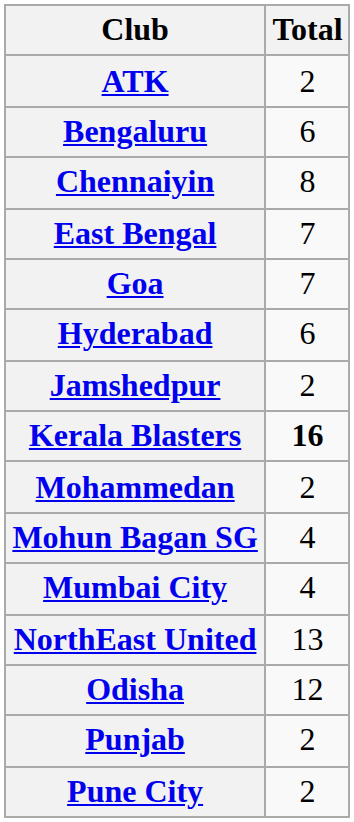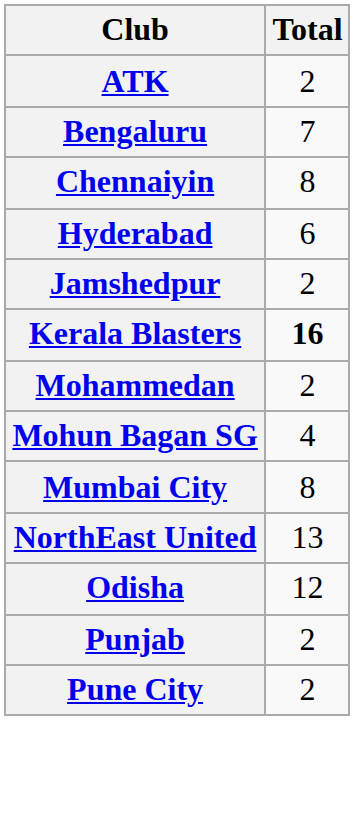(308, 131) 6 -> (308, 131) 7
- row: (135, 232)
- row: (135, 283)
(308, 588) 4 -> (308, 486) 8
